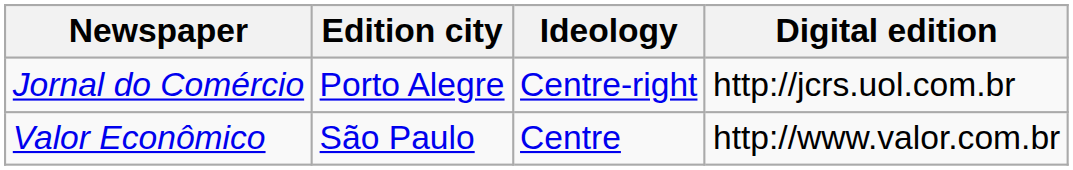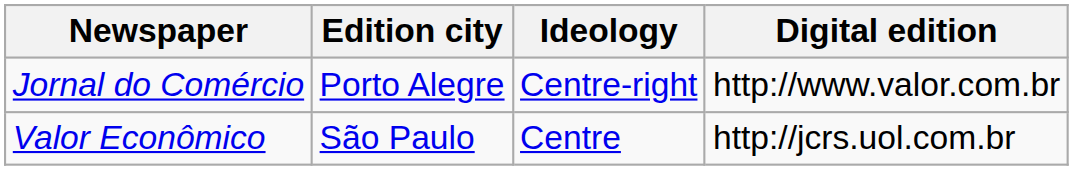(864, 84) http://jcrs.uol.com.br -> (887, 84) http://www.valor.com.br
(887, 137) http://www.valor.com.br -> (864, 137) http://jcrs.uol.com.br
